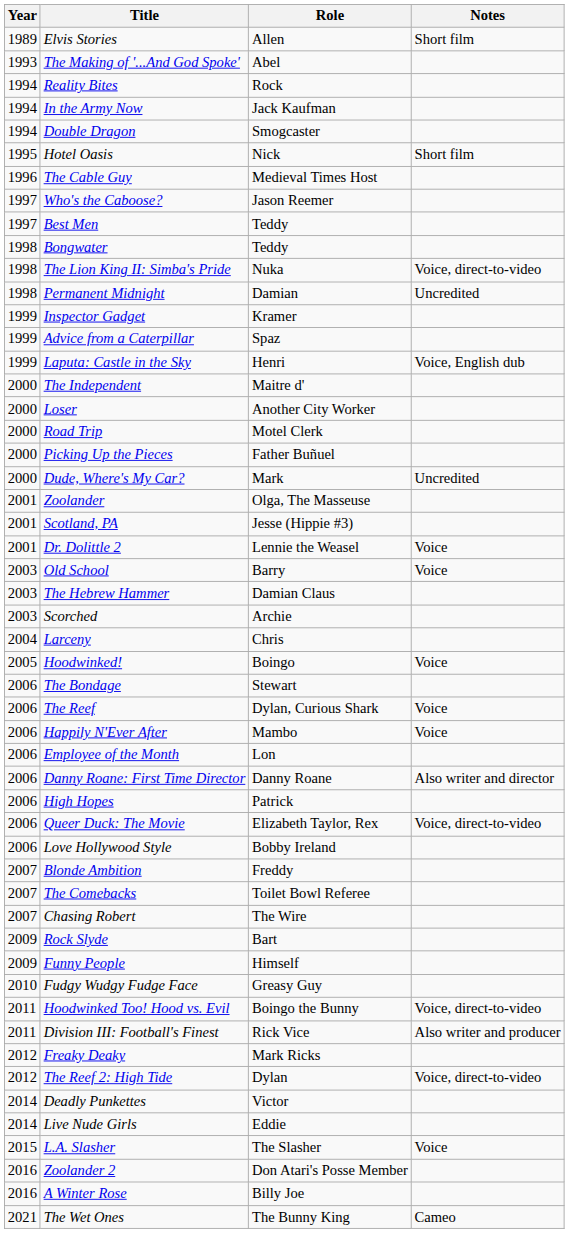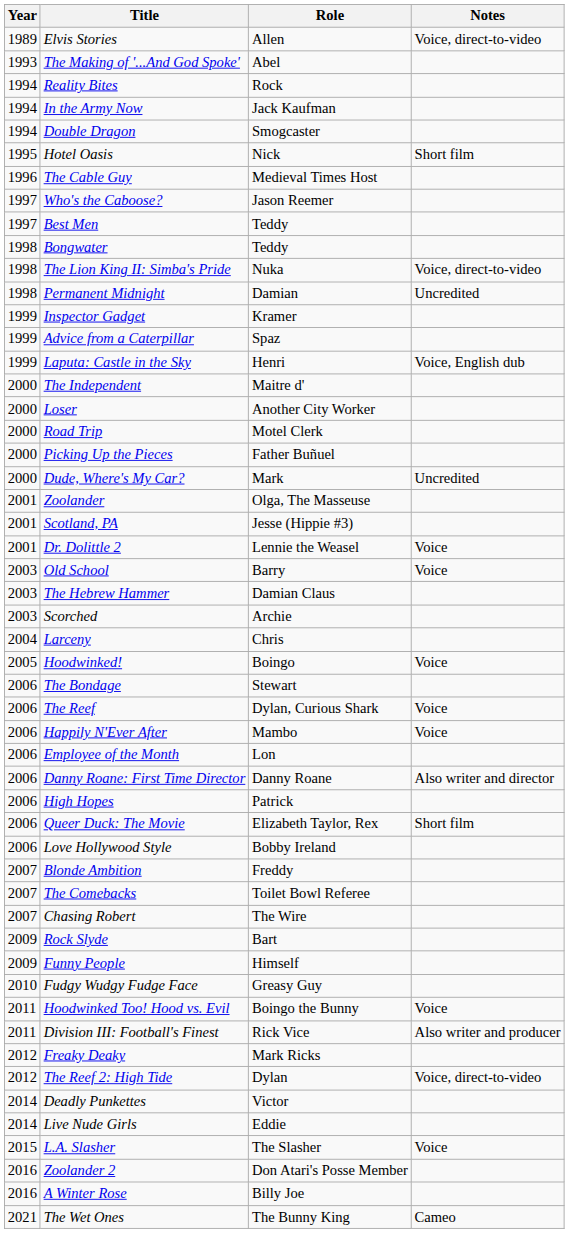(444, 39) Short film -> (478, 39) Voice, direct-to-video
(478, 824) Voice, direct-to-video -> (444, 824) Short film
(478, 1008) Voice, direct-to-video -> (431, 1008) Voice
